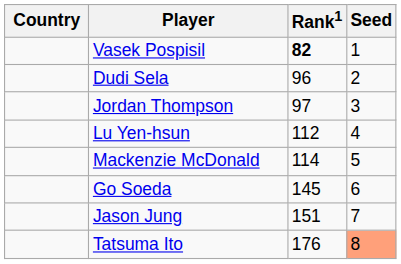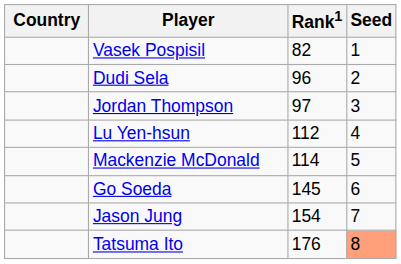(301, 50) bold -> (301, 50) normal
(306, 216) 151 -> (306, 216) 154
